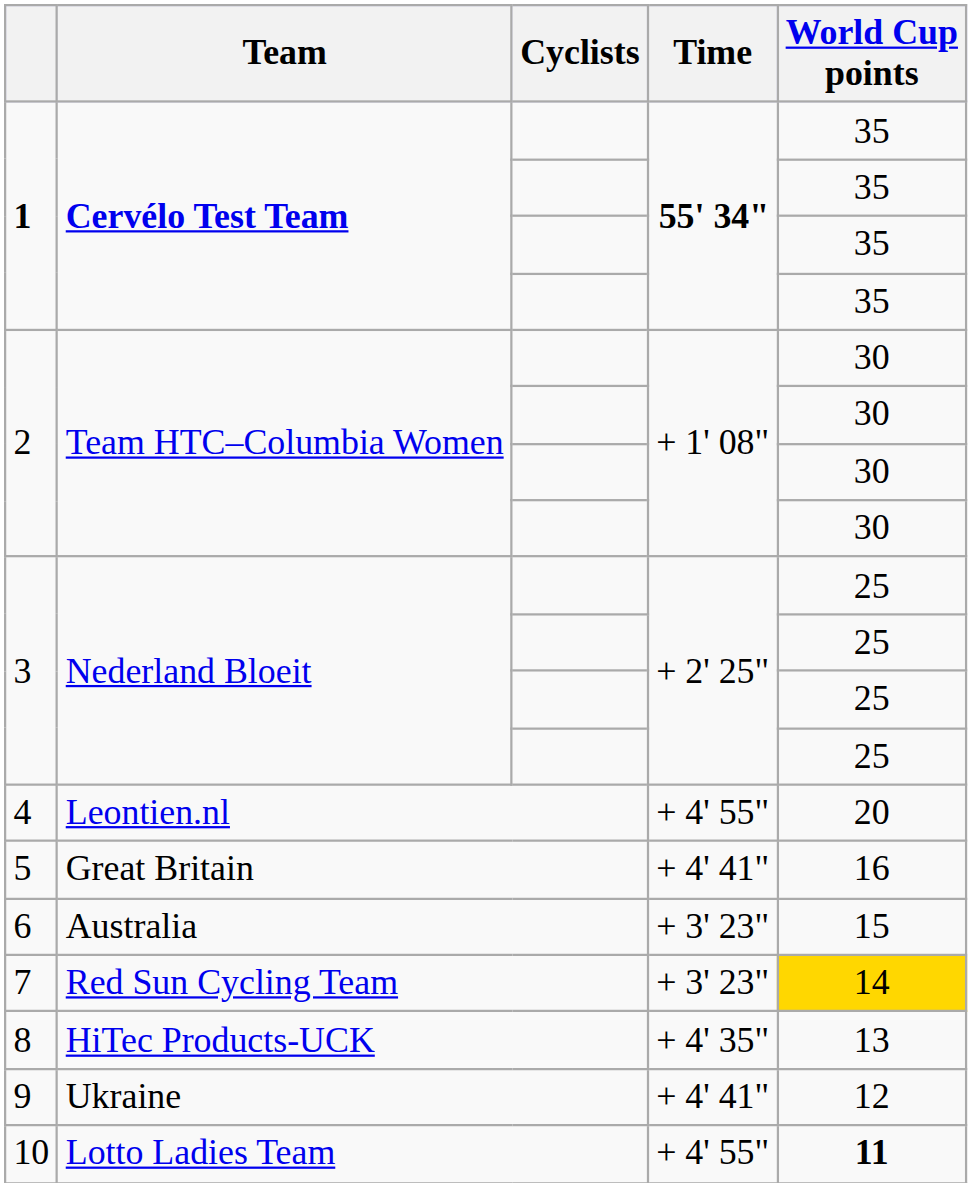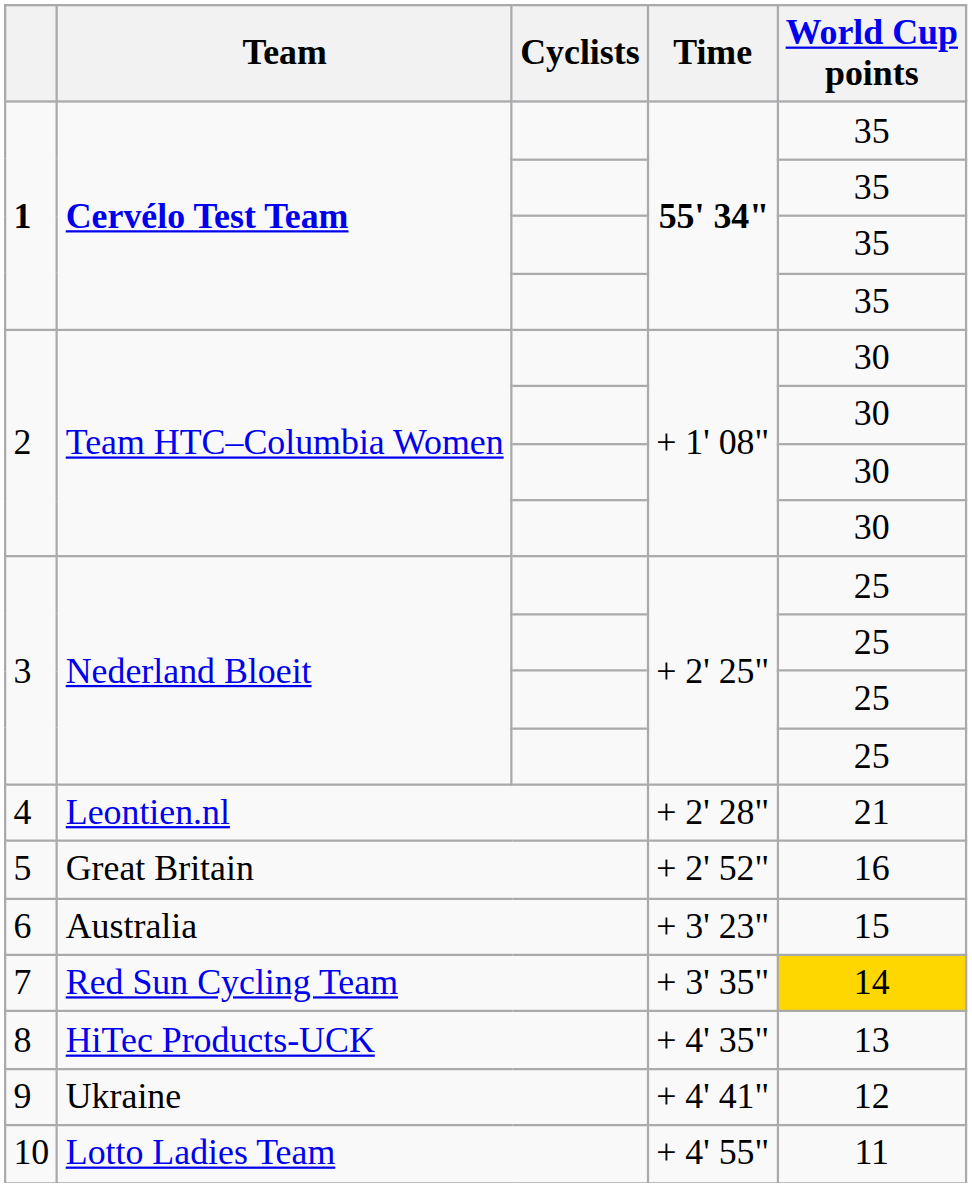(713, 812) + 4' 55" -> (713, 812) + 2' 28"
(872, 812) 20 -> (872, 812) 21
(713, 868) + 4' 41" -> (713, 868) + 2' 52"
(713, 982) + 3' 23" -> (713, 982) + 3' 35"
(872, 1153) bold -> (872, 1153) normal
